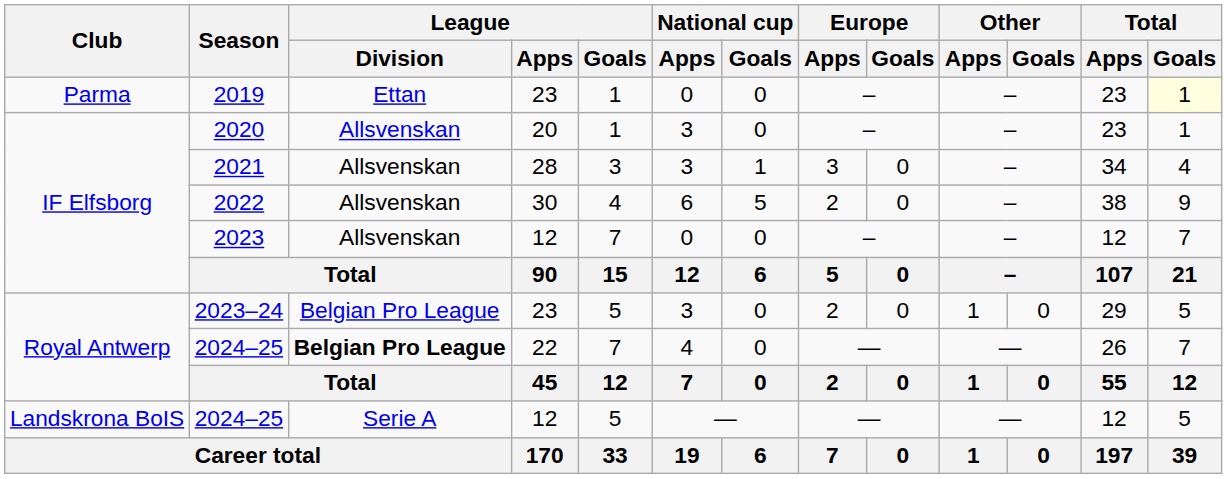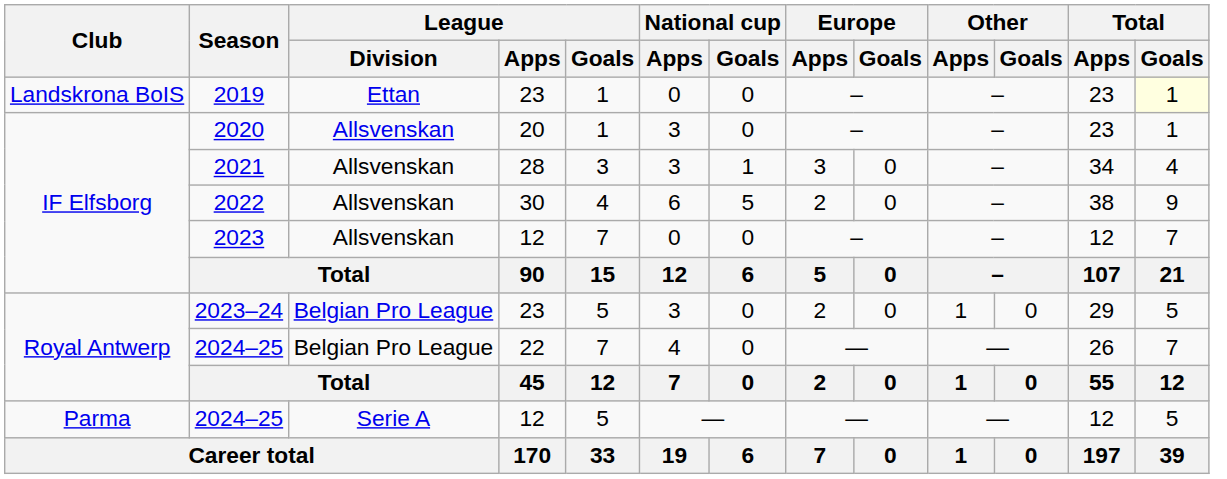(97, 94) Parma -> (97, 94) Landskrona BoIS
(400, 346) bold -> (393, 346) normal
(97, 418) Landskrona BoIS -> (97, 418) Parma
